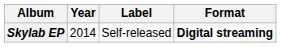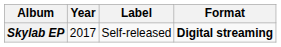(83, 32) 2014 -> (83, 32) 2017
